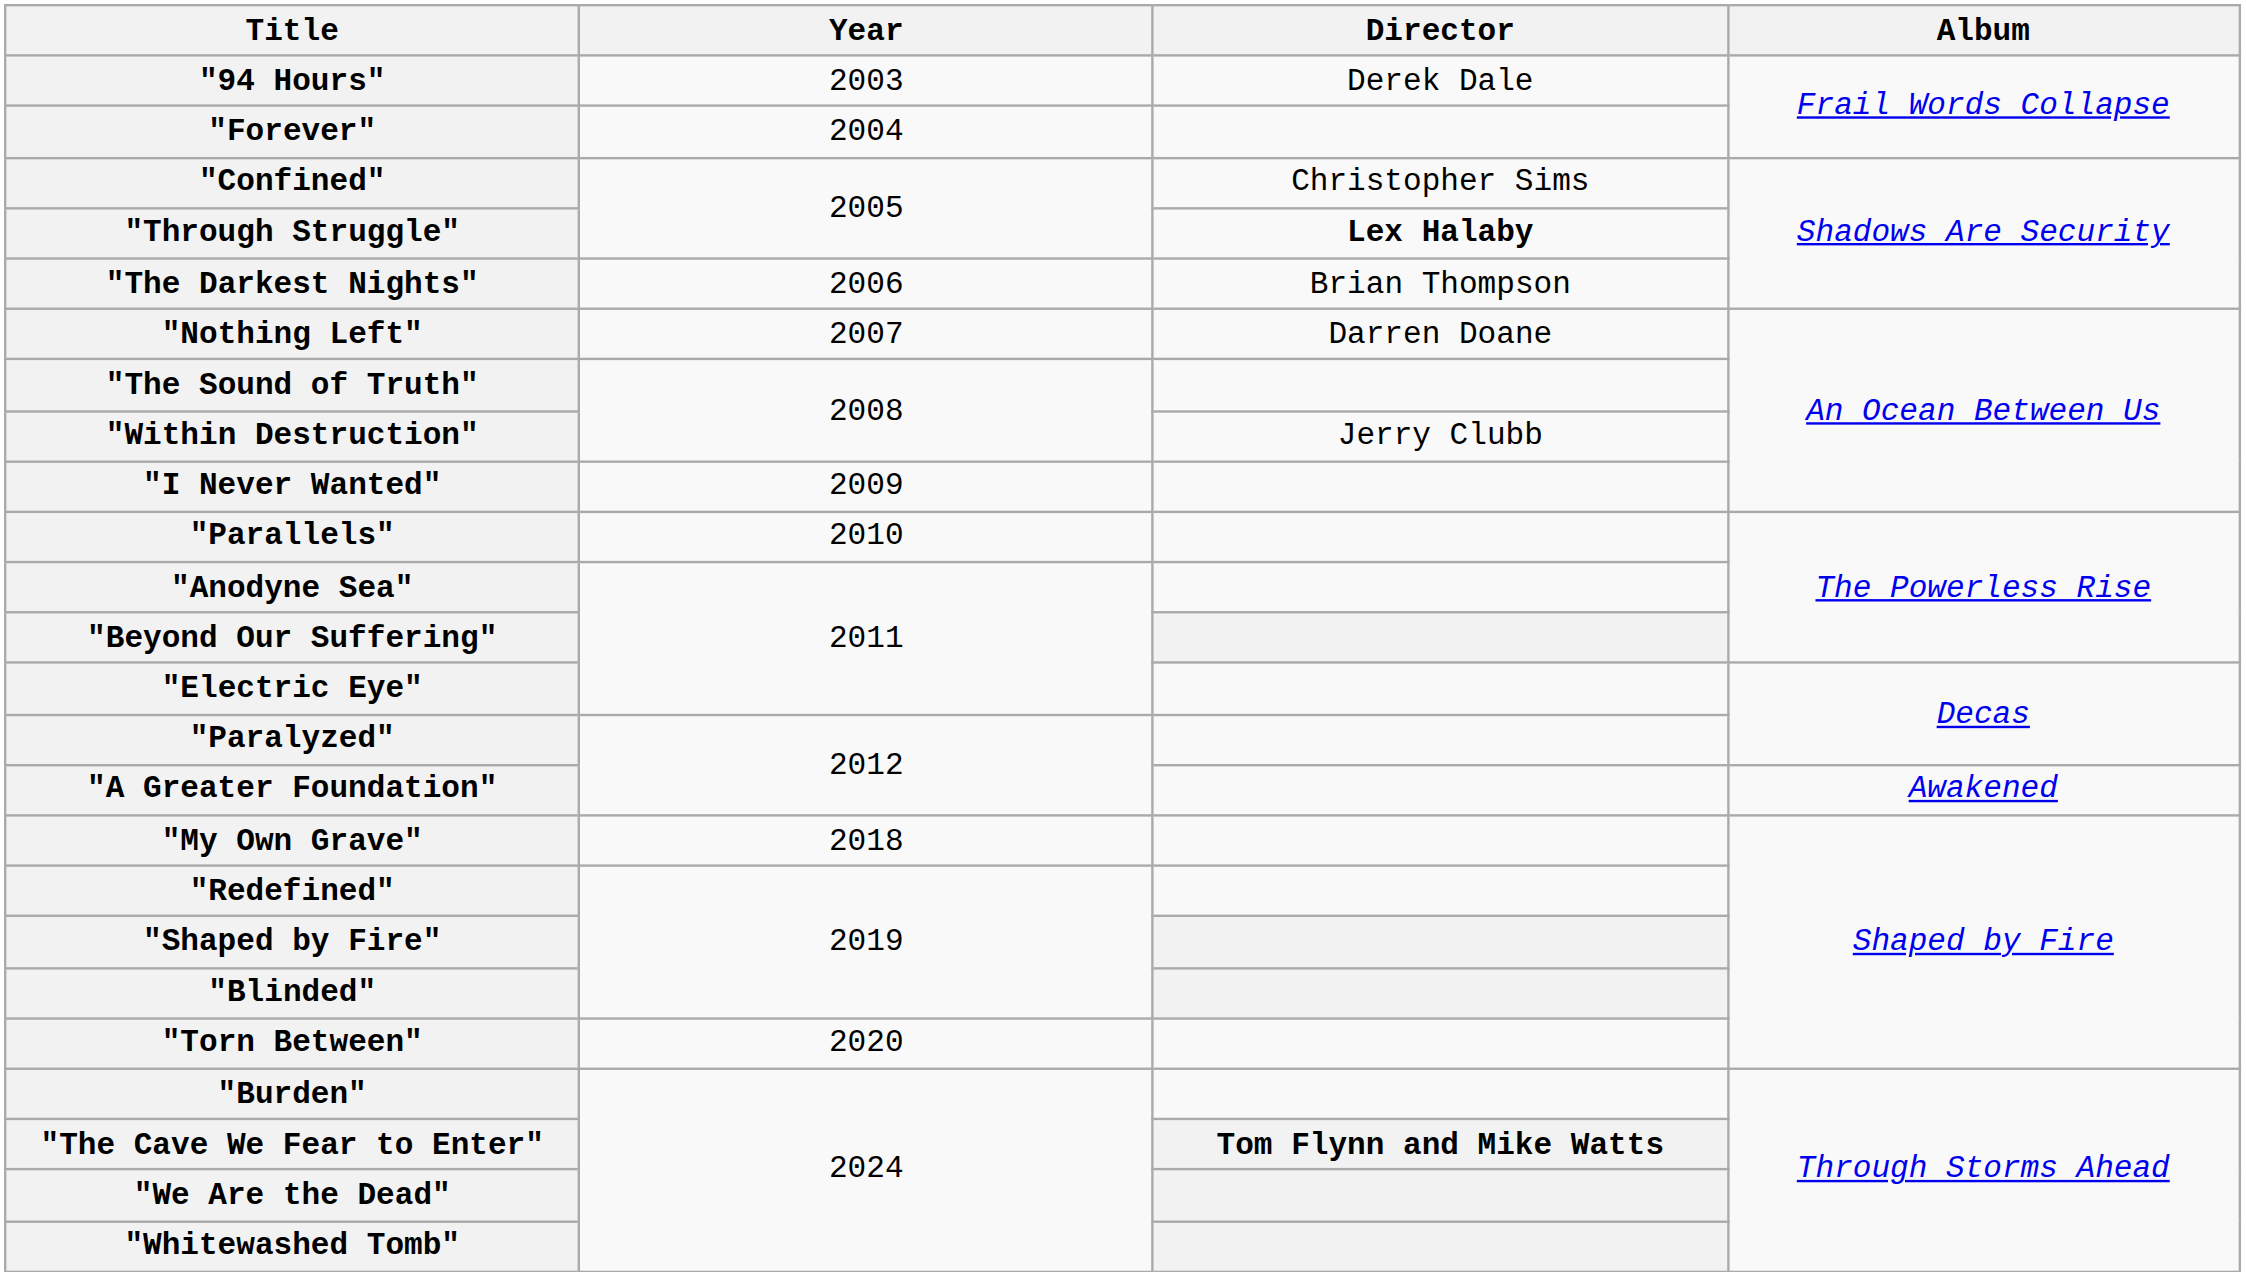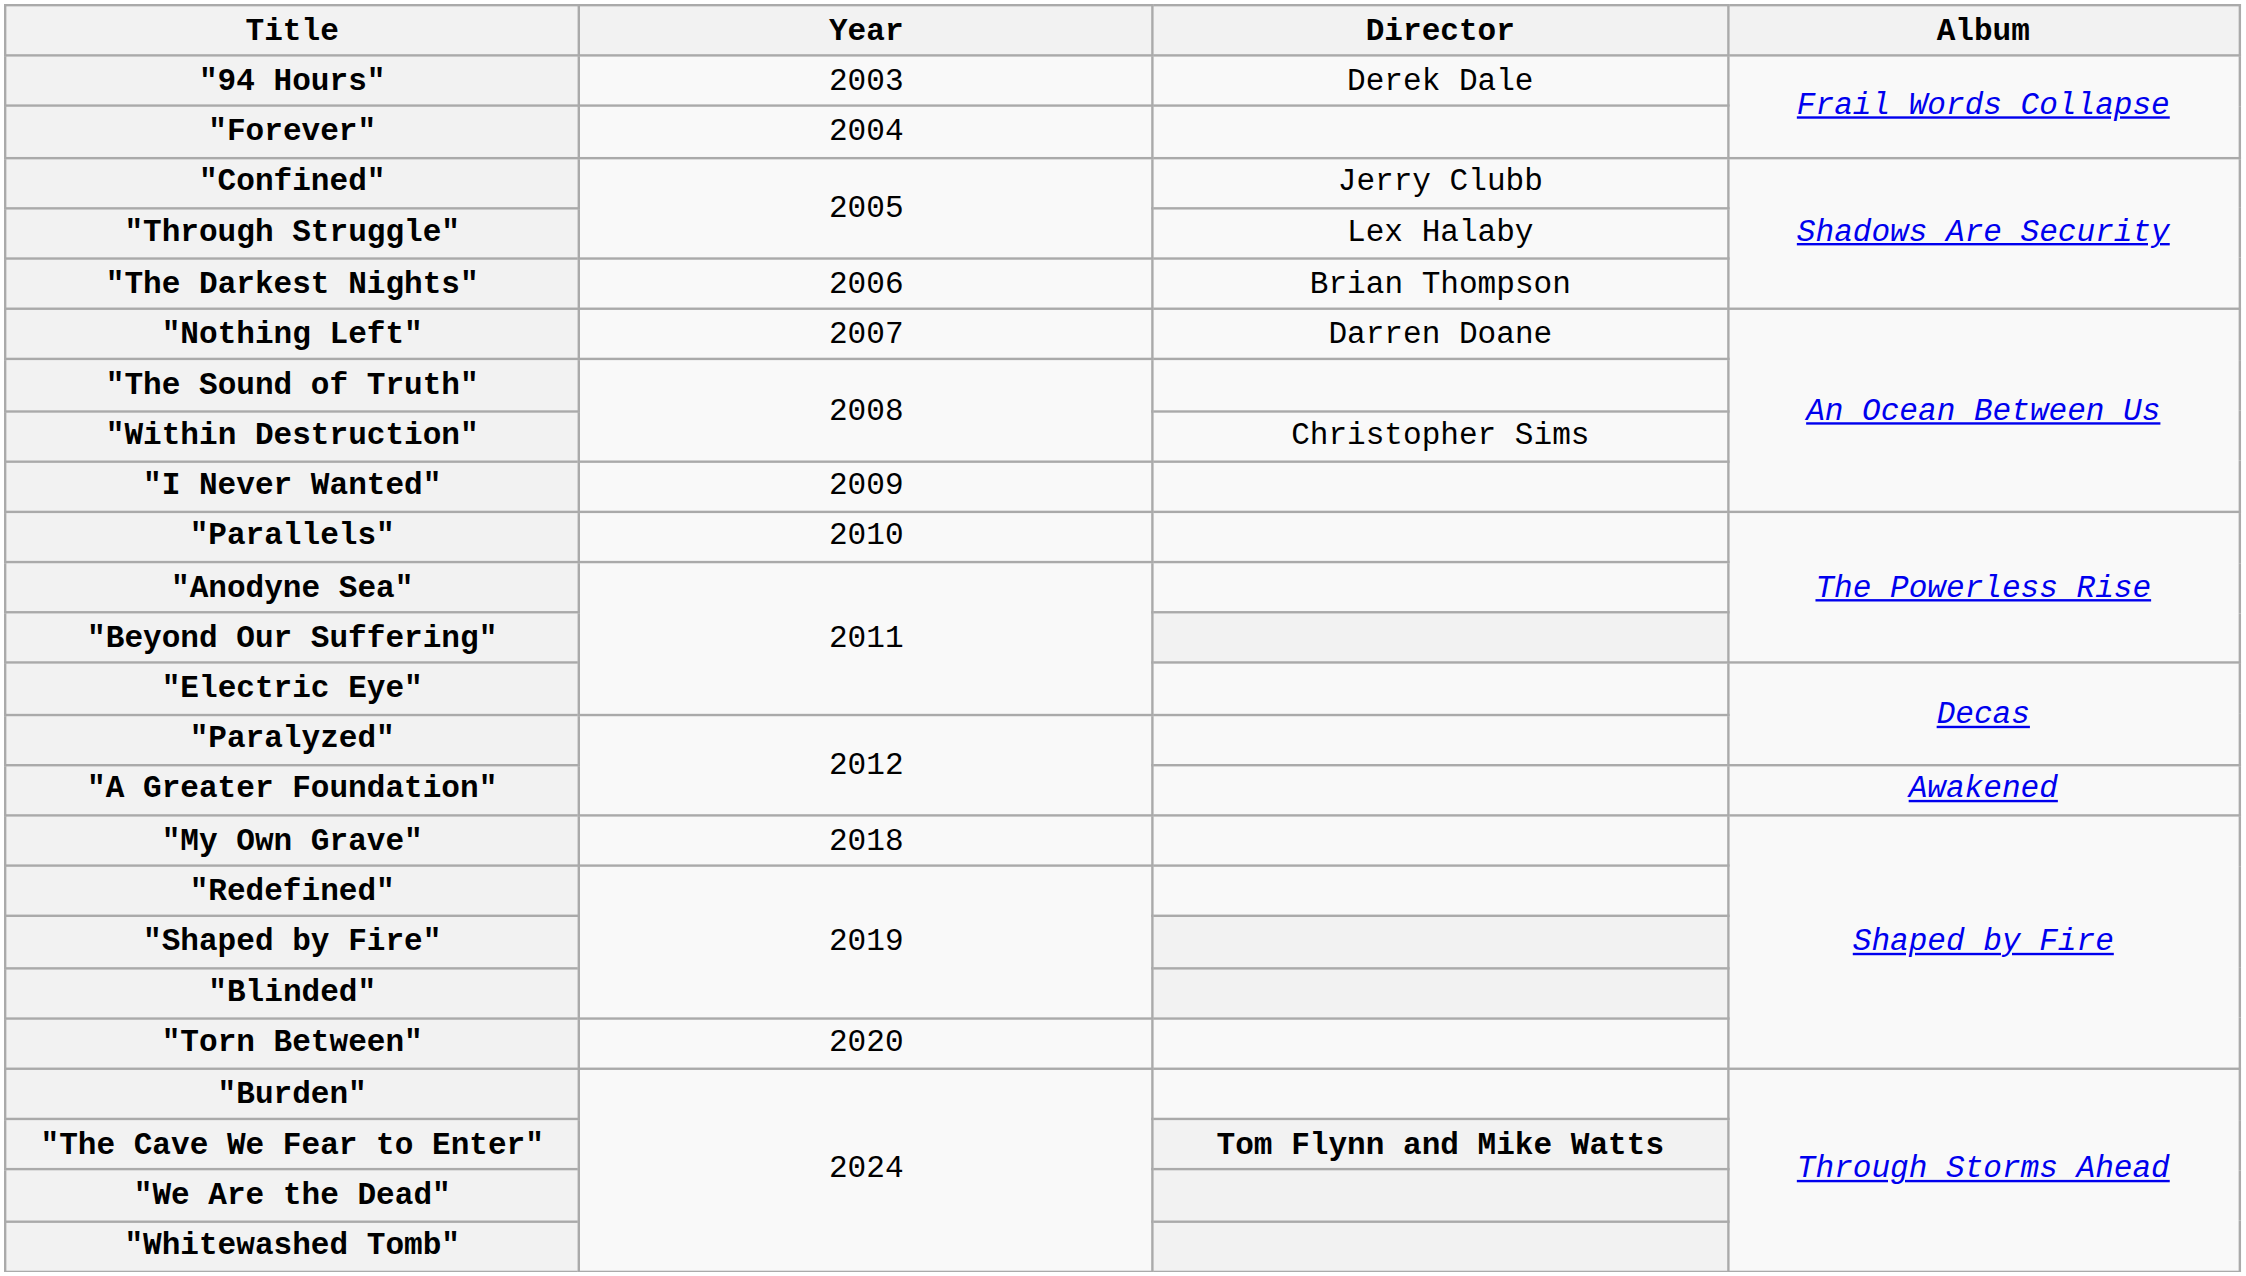(1440, 182) Christopher Sims -> (1440, 182) Jerry Clubb
(1440, 233) bold -> (1440, 233) normal
(1440, 436) Jerry Clubb -> (1440, 436) Christopher Sims
